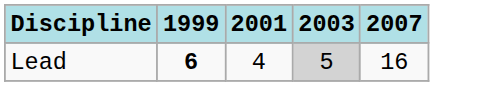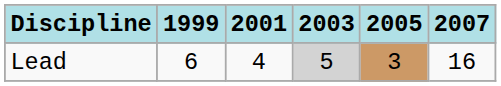+ column: (394, 24)
(191, 62) bold -> (191, 62) normal
